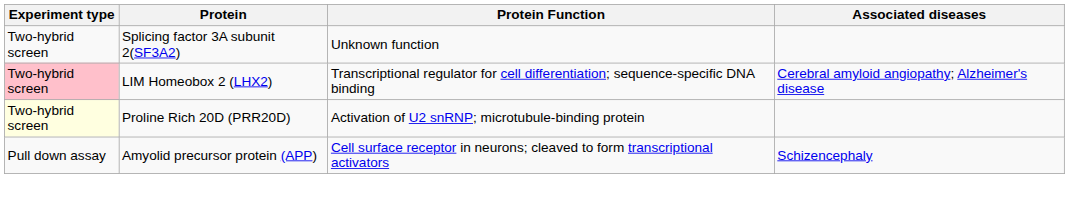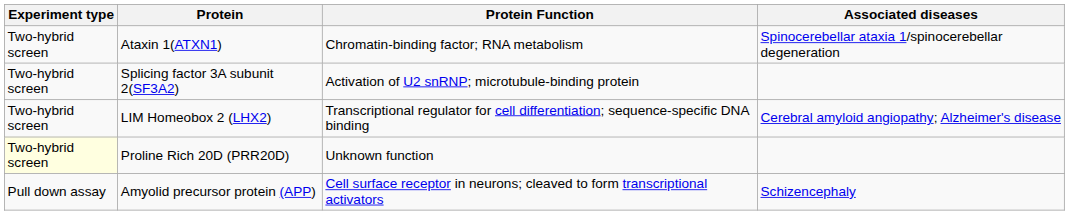+ row: (171, 44)
(385, 44) Unknown function -> (482, 81) Activation of U2 snRNP; microtubule-binding protein
(41, 81) pink background -> (41, 118) no background
(488, 118) Activation of U2 snRNP; microtubule-binding protein -> (379, 155) Unknown function
